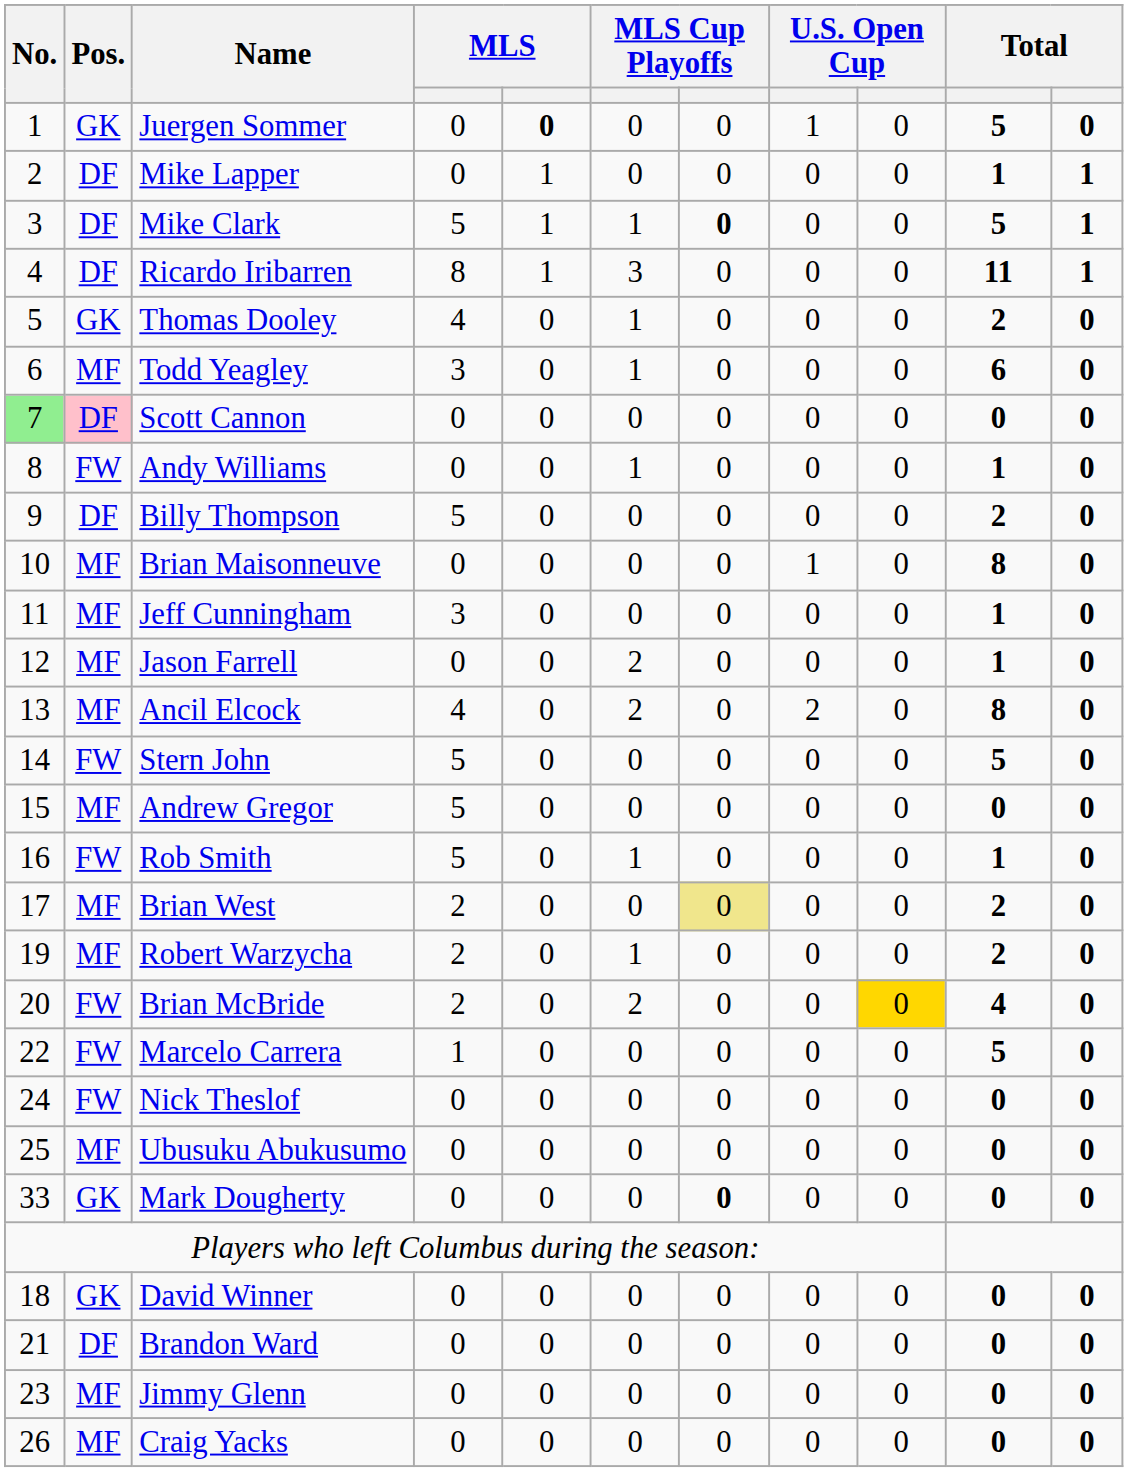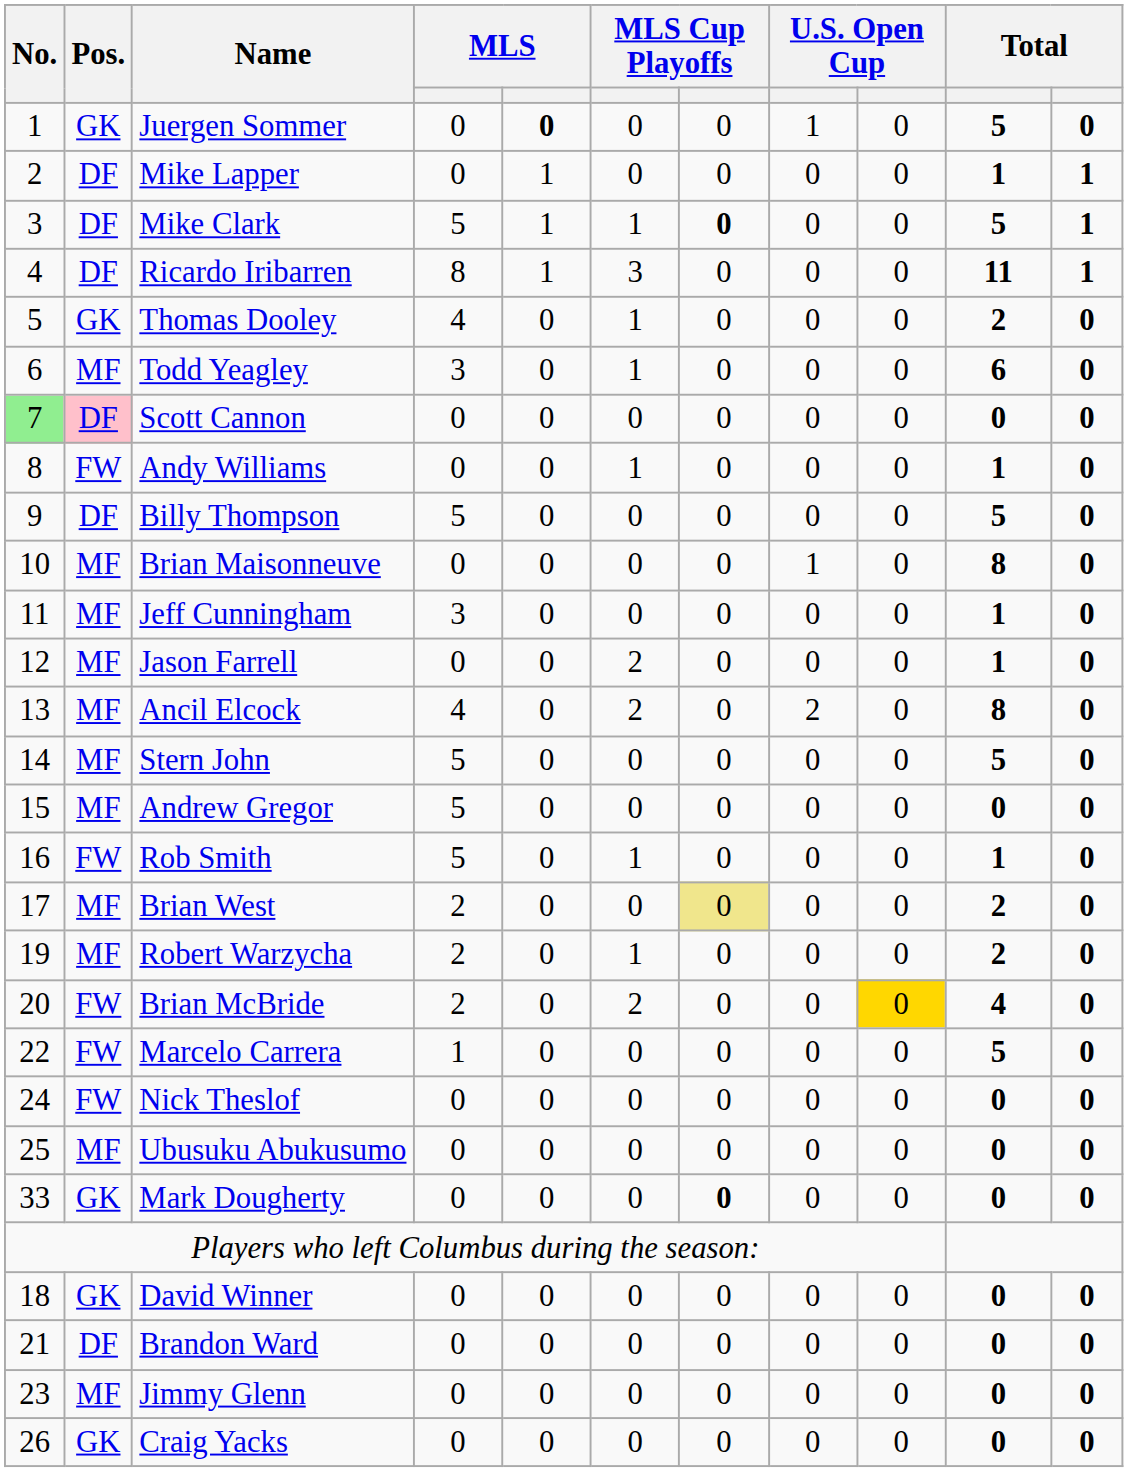(998, 516) 2 -> (998, 516) 5
(98, 759) FW -> (98, 759) MF
(98, 1441) MF -> (98, 1441) GK
